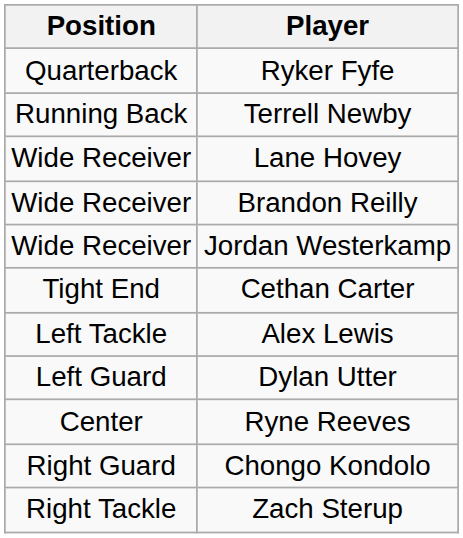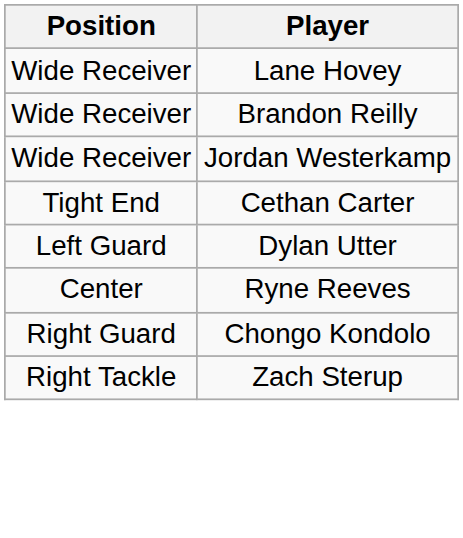- row: (328, 70)
- row: (328, 114)
- row: (328, 333)
